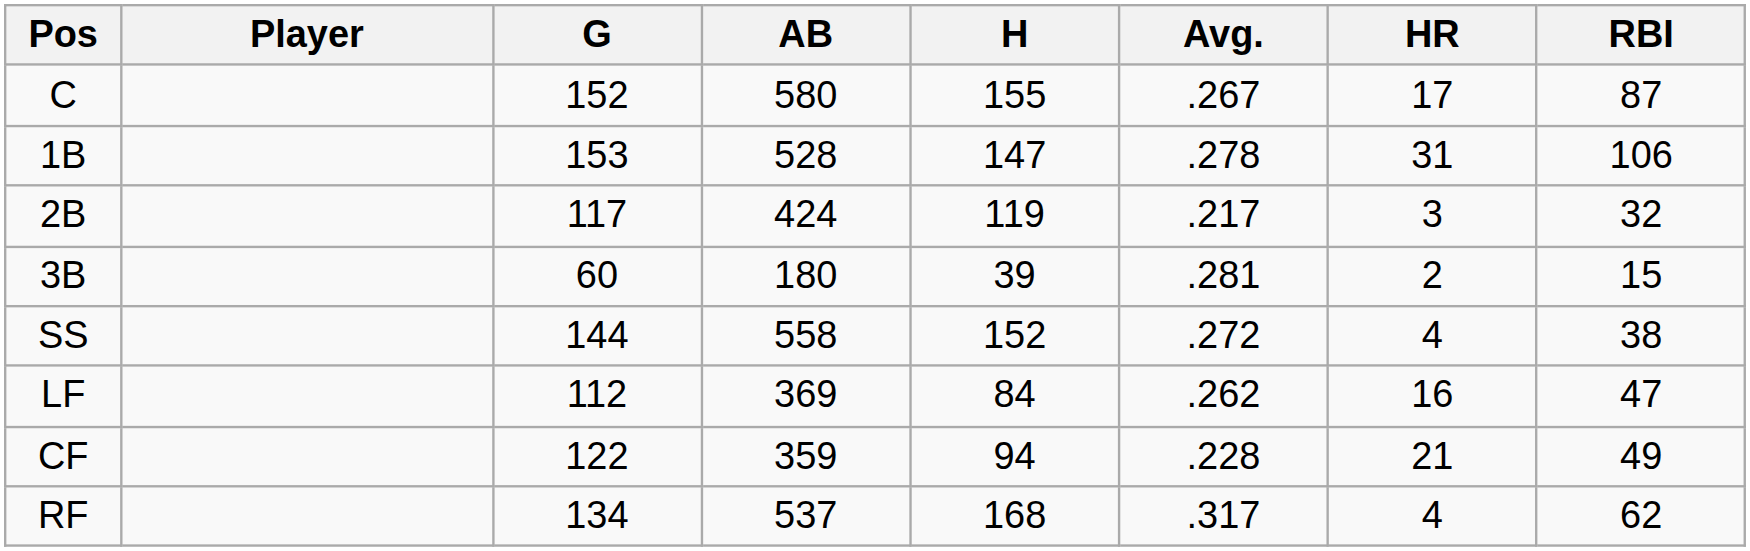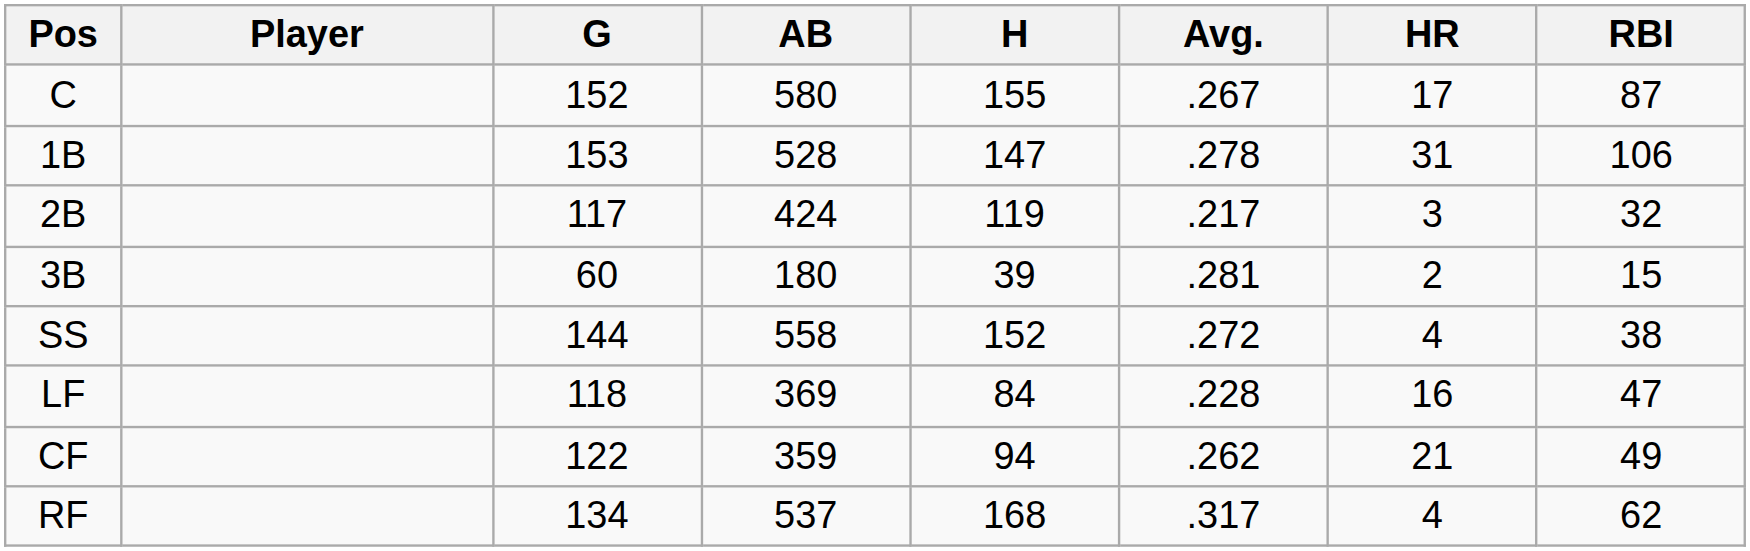(597, 395) 112 -> (597, 395) 118
(1223, 395) .262 -> (1223, 395) .228
(1223, 455) .228 -> (1223, 455) .262
